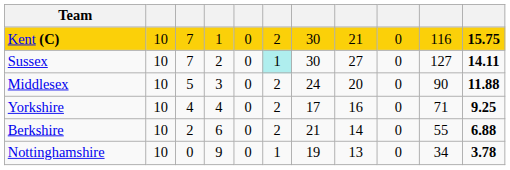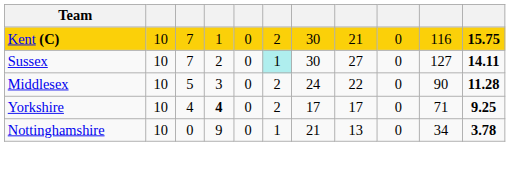(356, 84) 20 -> (356, 84) 22
(484, 84) 11.88 -> (484, 84) 11.28
(219, 107) normal -> (219, 107) bold
(356, 107) 16 -> (356, 107) 17
- row: (36, 130)
(313, 152) 19 -> (313, 130) 21
